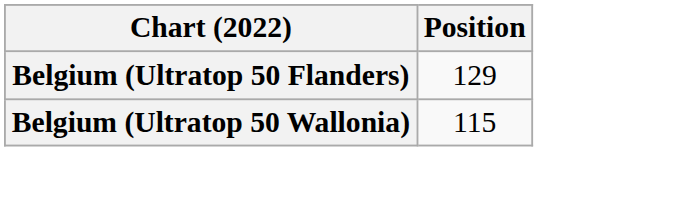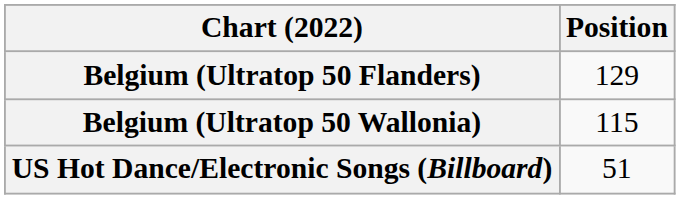+ row: (282, 168)
